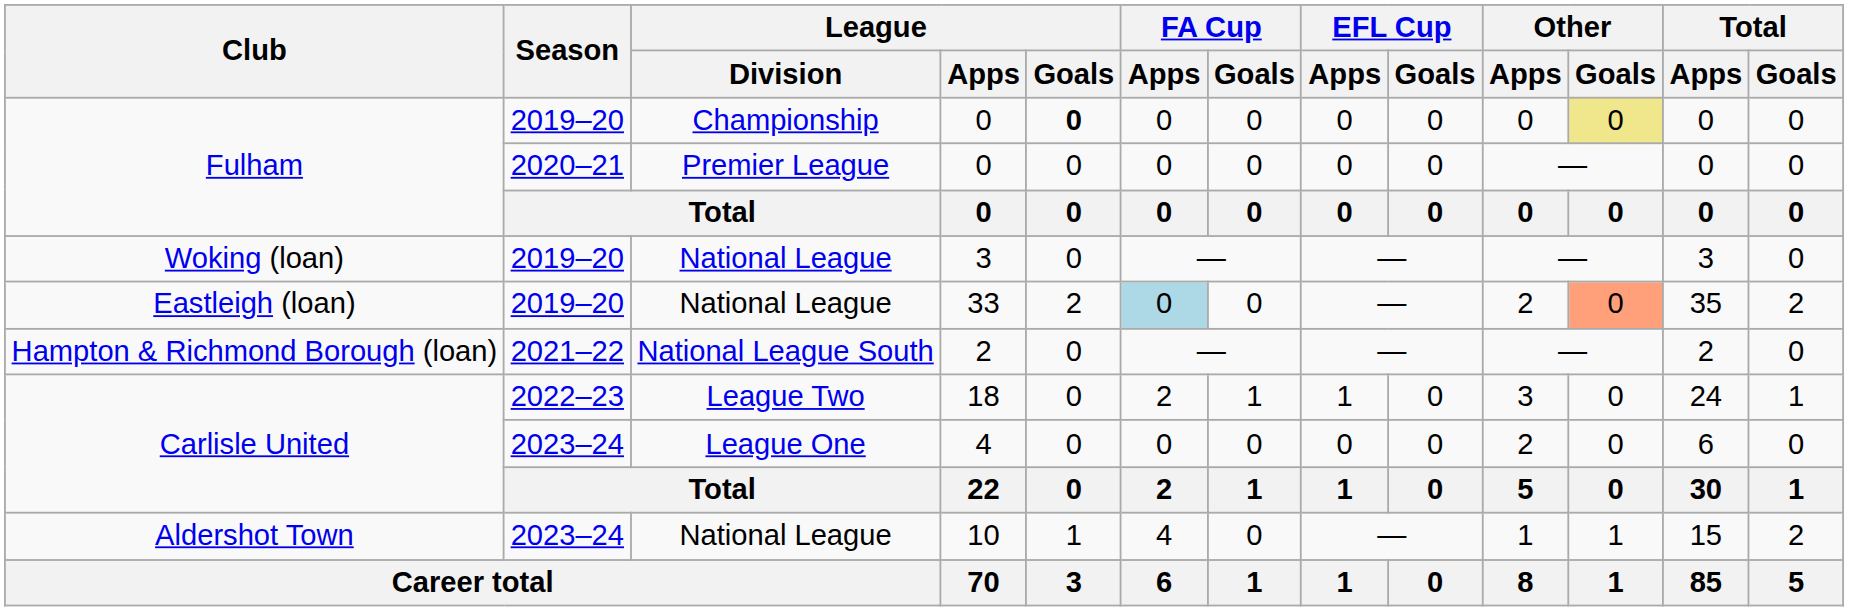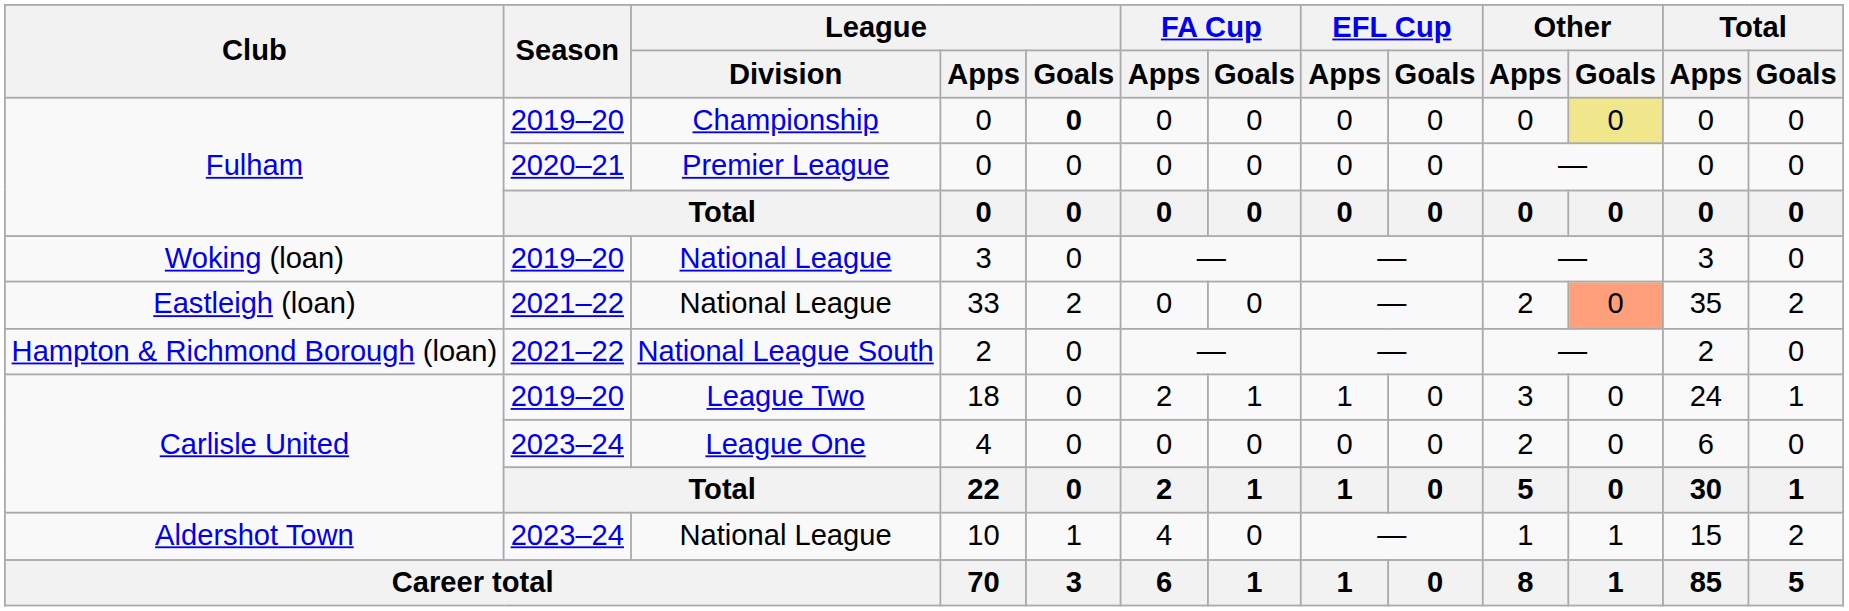(567, 304) 2019–20 -> (567, 304) 2021–22
(1164, 304) lightblue background -> (1164, 304) no background
(567, 397) 2022–23 -> (567, 397) 2019–20
